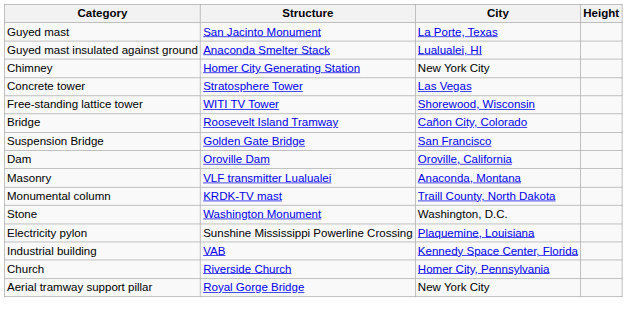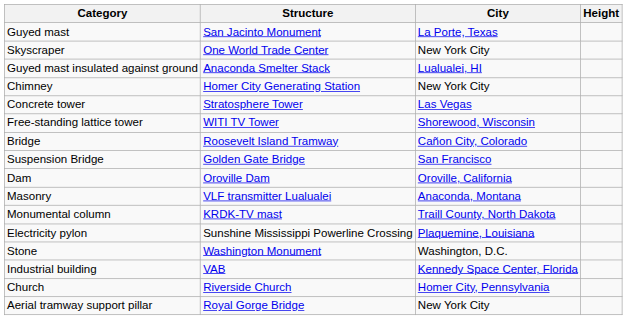+ row: (36, 50)
rows swapped: (22, 214) <-> (47, 232)
